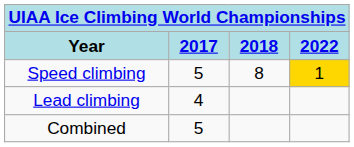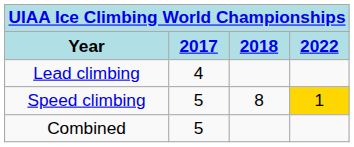rows swapped: (87, 100) <-> (87, 73)
